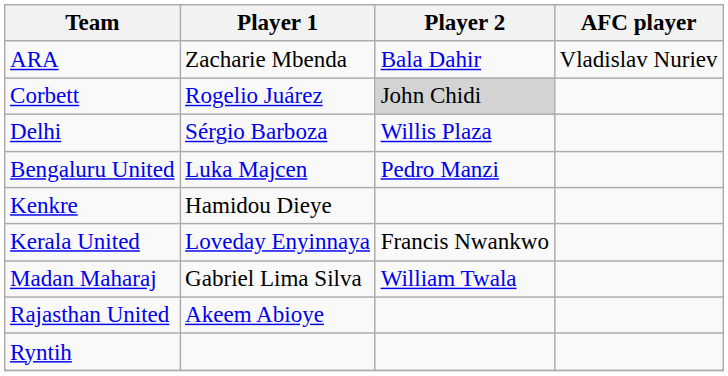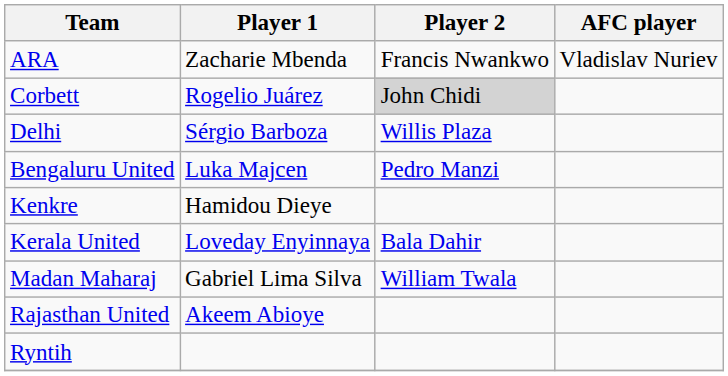(431, 59) Bala Dahir -> (465, 59) Francis Nwankwo
(465, 242) Francis Nwankwo -> (431, 242) Bala Dahir
